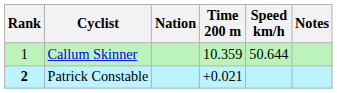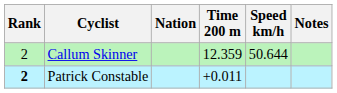(24, 54) 1 -> (24, 54) 2
(223, 54) 10.359 -> (222, 54) 12.359
(223, 76) +0.021 -> (222, 76) +0.011
